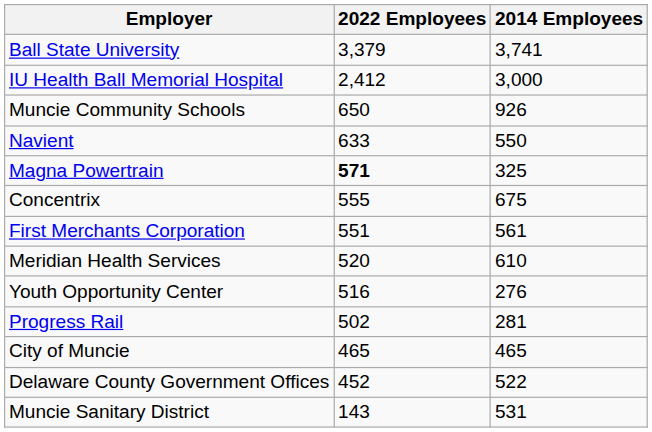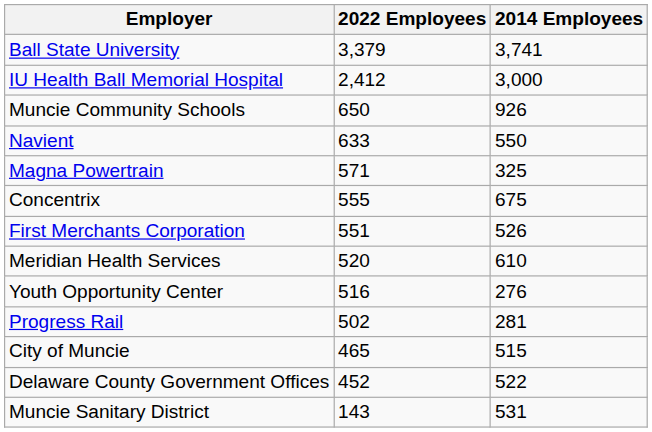(354, 170) bold -> (354, 170) normal
(511, 230) 561 -> (511, 230) 526
(511, 351) 465 -> (511, 351) 515
